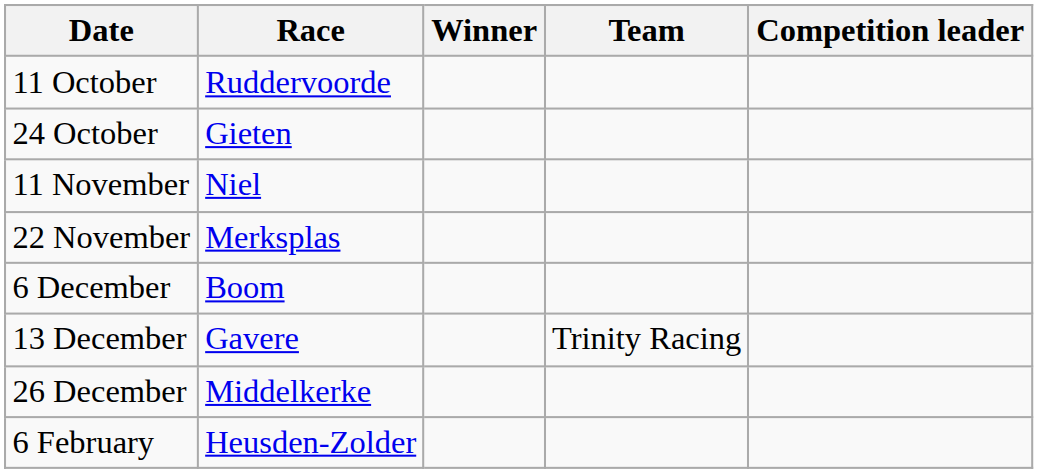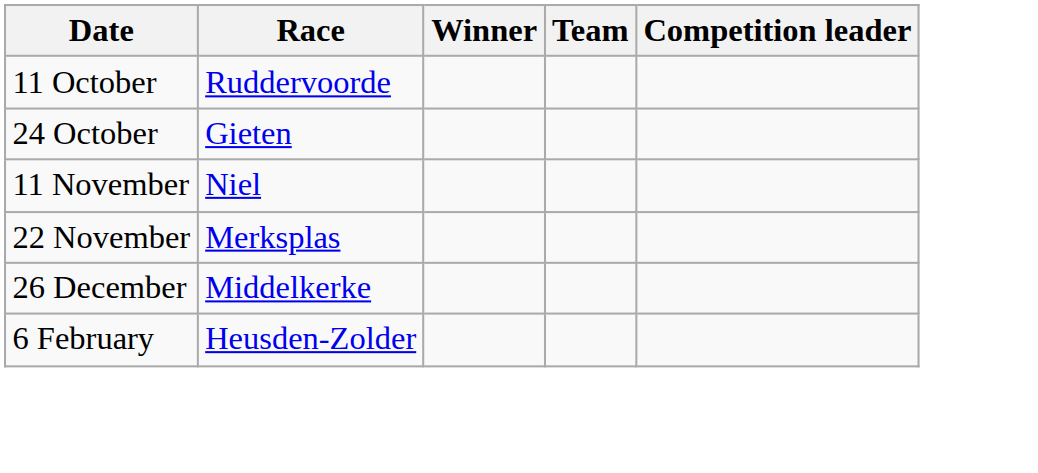- row: (91, 287)
- row: (100, 339)
